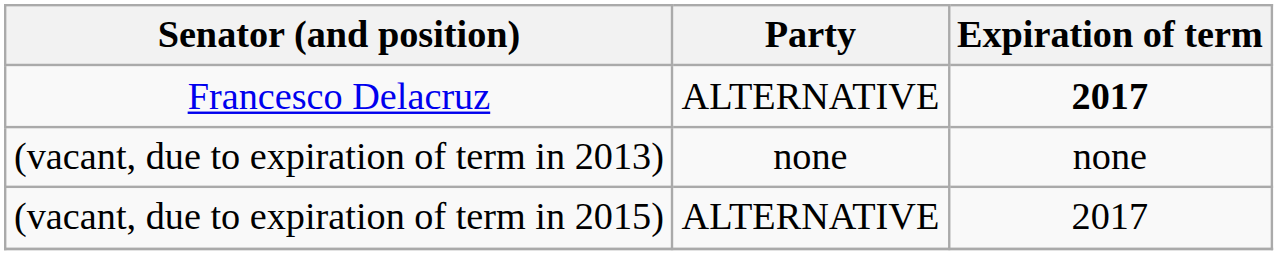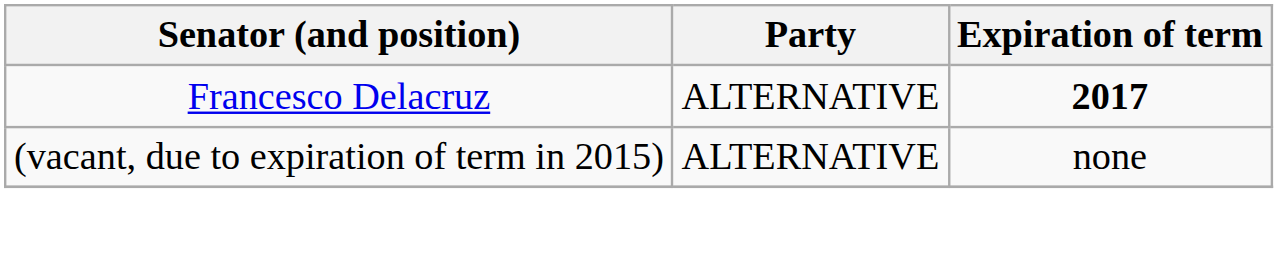- row: (339, 156)
(1110, 216) 2017 -> (1110, 156) none
